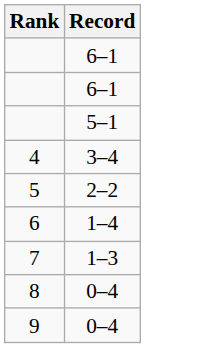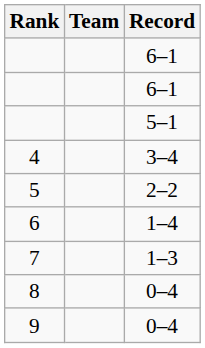+ column: (94, 21)
